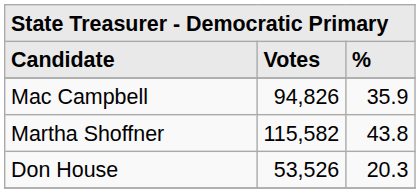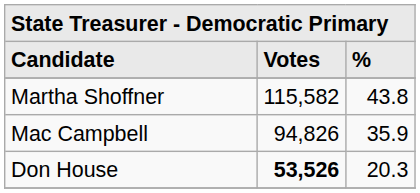rows swapped: (88, 133) <-> (79, 97)
(307, 170) normal -> (307, 170) bold
